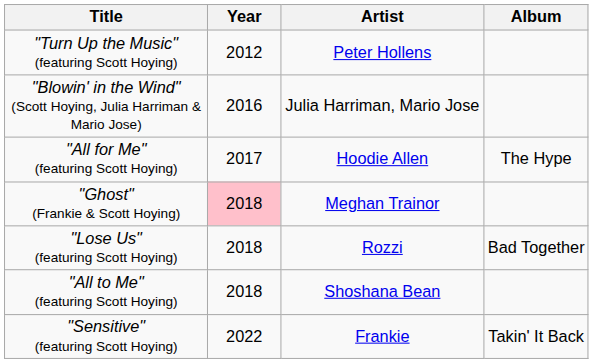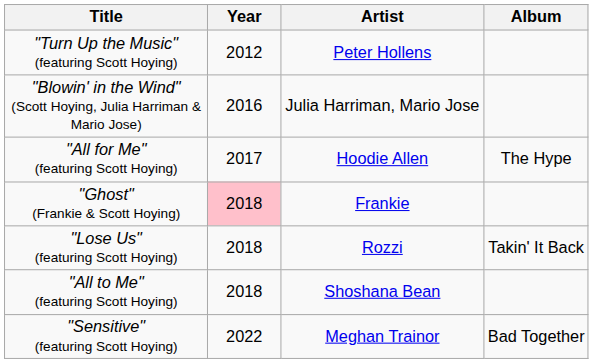(382, 203) Meghan Trainor -> (382, 203) Frankie
(536, 247) Bad Together -> (536, 247) Takin' It Back
(382, 336) Frankie -> (382, 336) Meghan Trainor
(536, 336) Takin' It Back -> (536, 336) Bad Together
